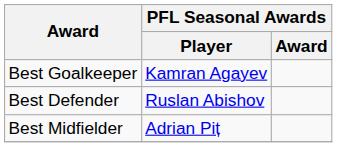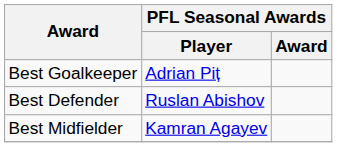(206, 73) Kamran Agayev -> (183, 73) Adrian Piț
(183, 127) Adrian Piț -> (206, 127) Kamran Agayev
